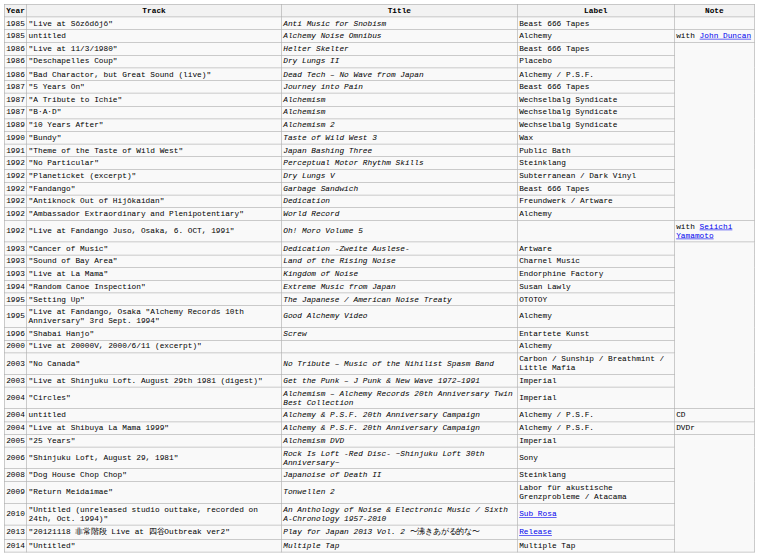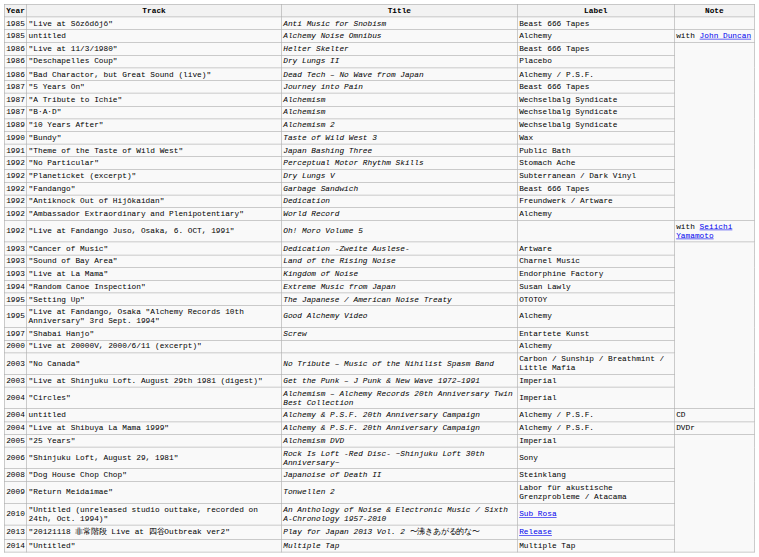(543, 163) Steinklang -> (547, 163) Stomach Ache
(16, 334) 1996 -> (16, 334) 1997
